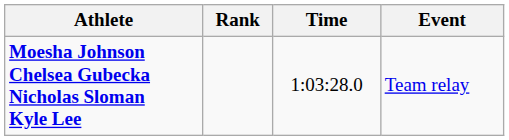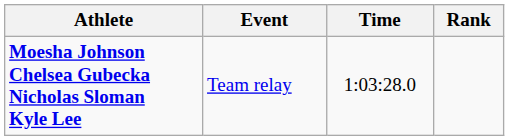columns swapped: (442, 20) <-> (238, 20)
